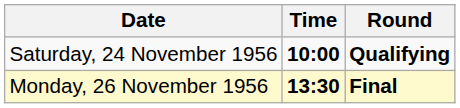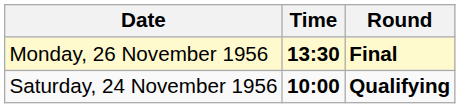rows swapped: (143, 53) <-> (139, 86)
